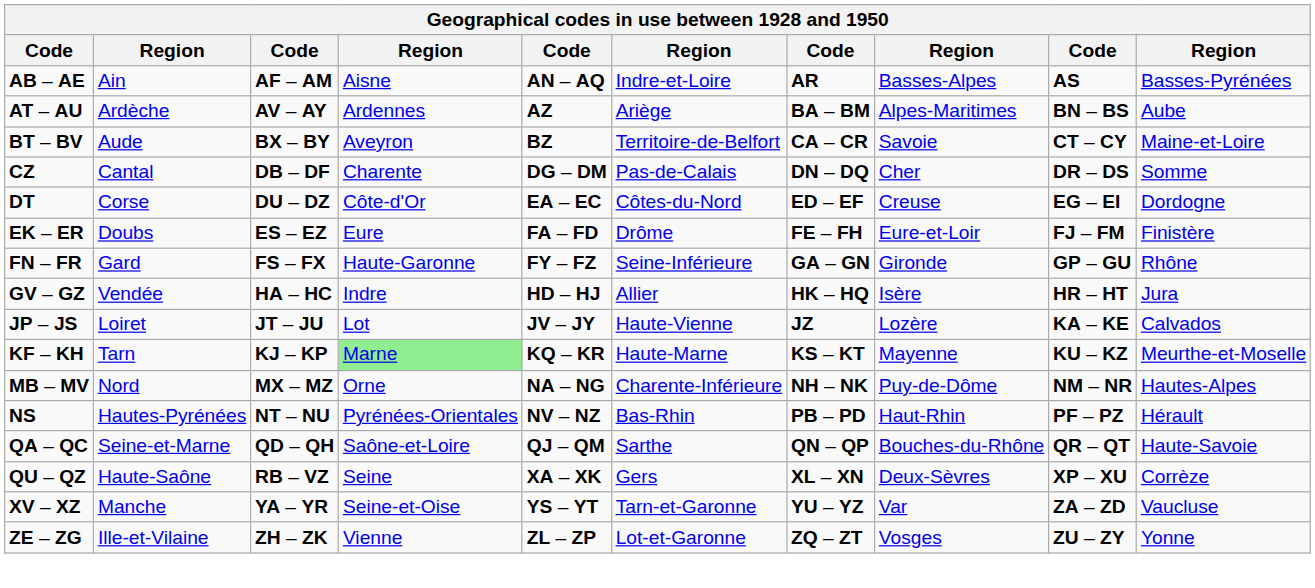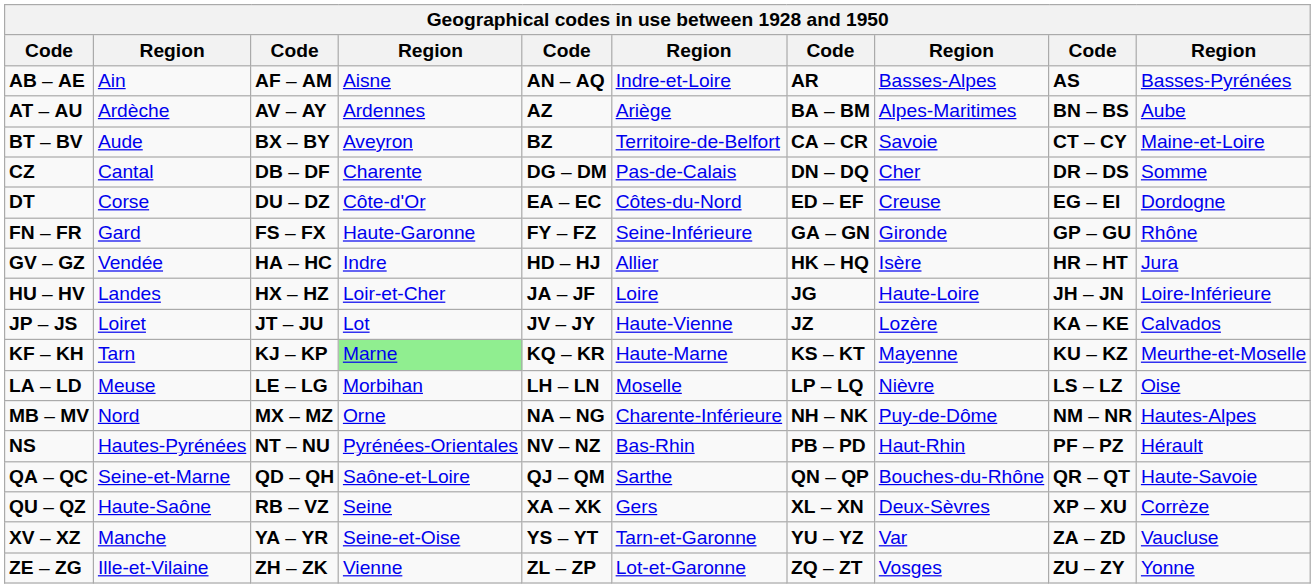- row: (46, 232)
+ row: (47, 293)
+ row: (45, 385)
